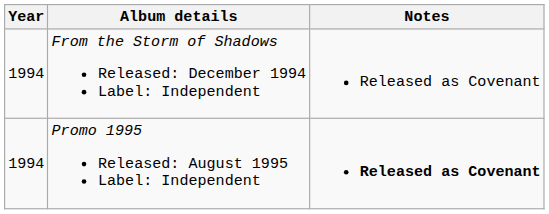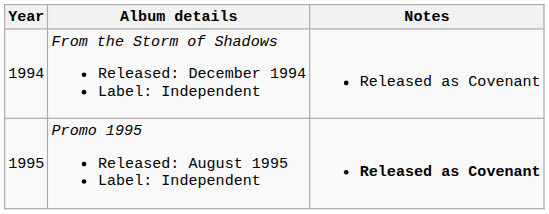(26, 163) 1994 -> (26, 163) 1995
